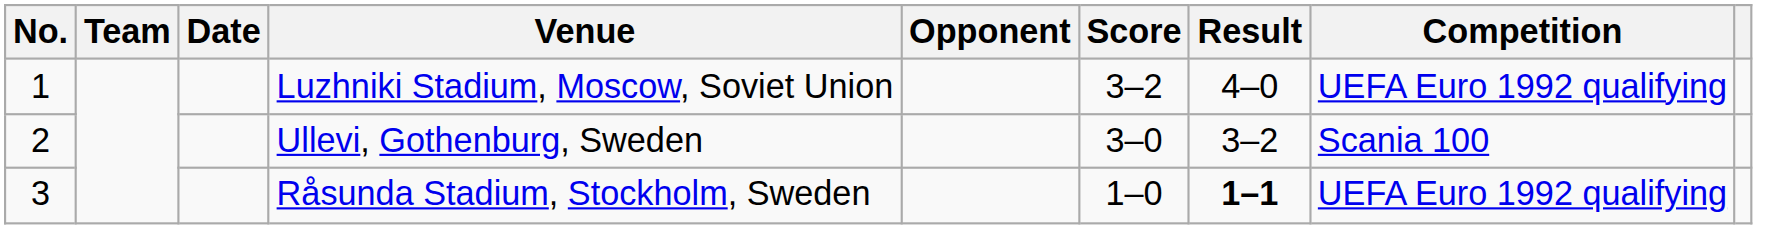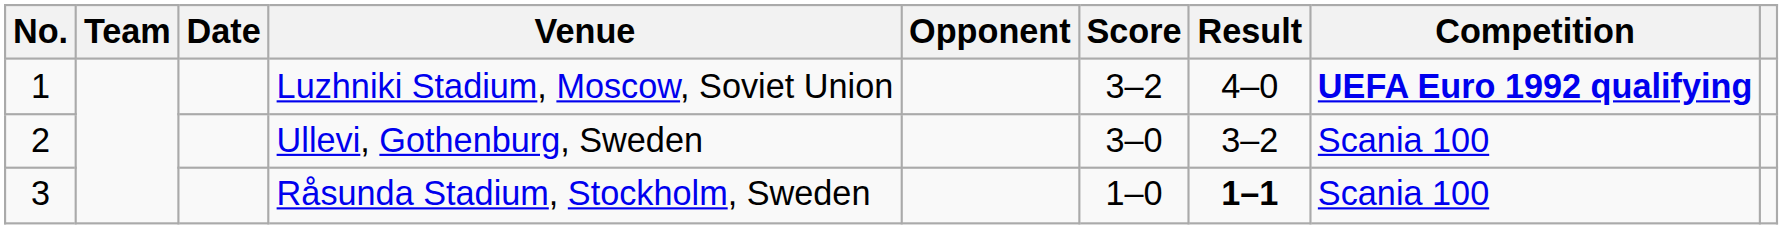(1522, 85) normal -> (1535, 85) bold
(1522, 194) UEFA Euro 1992 qualifying -> (1404, 194) Scania 100
